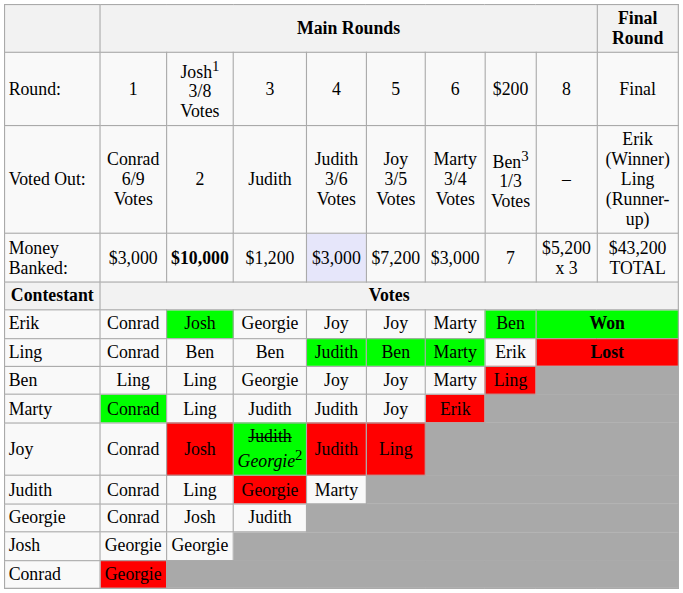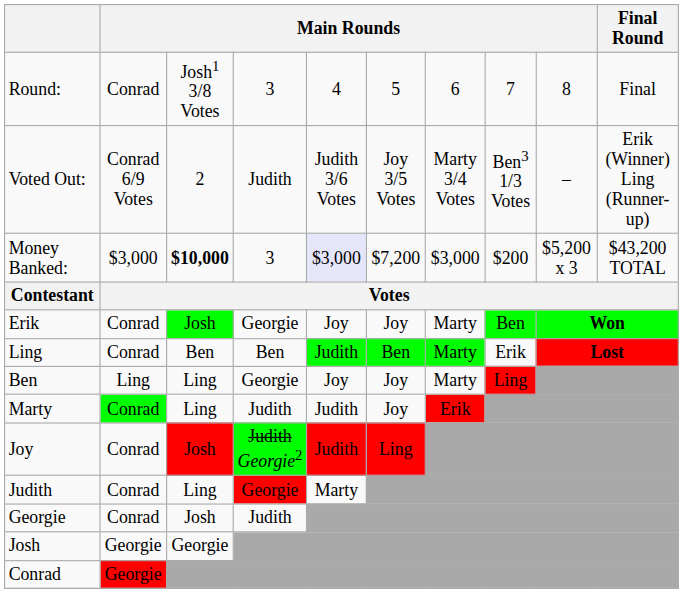(133, 89) 1 -> (133, 89) Conrad
(511, 89) $200 -> (511, 89) 7
(270, 257) $1,200 -> (270, 257) 3
(511, 257) 7 -> (511, 257) $200
